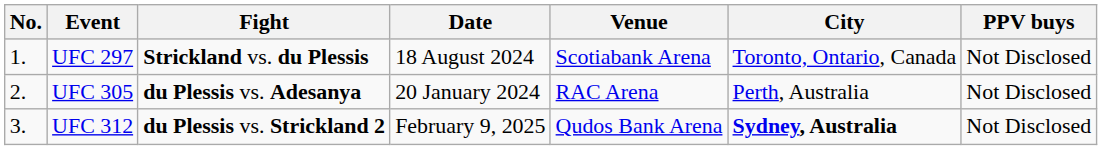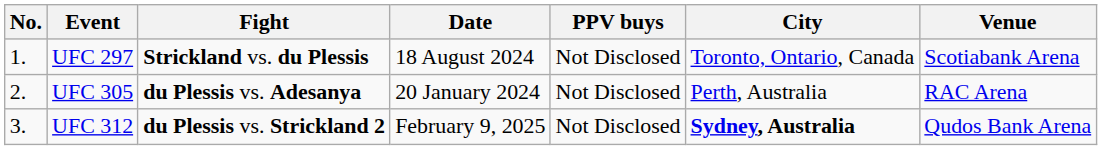columns swapped: (639, 21) <-> (1029, 21)
